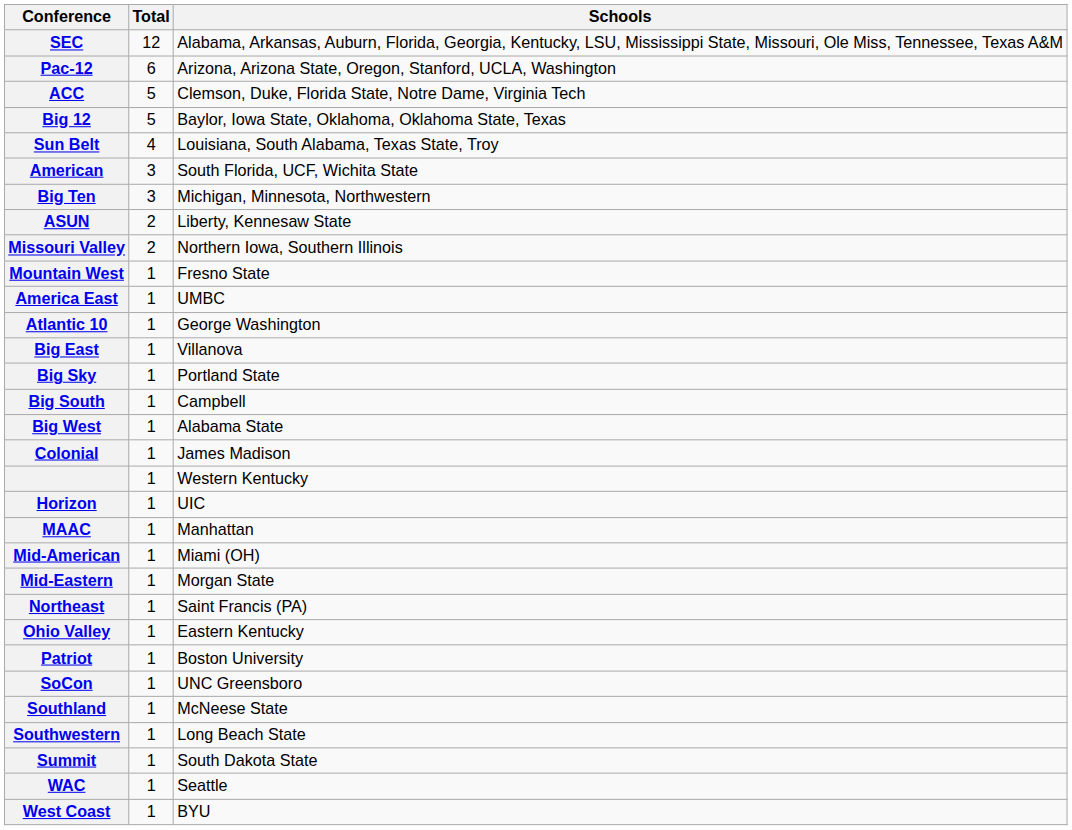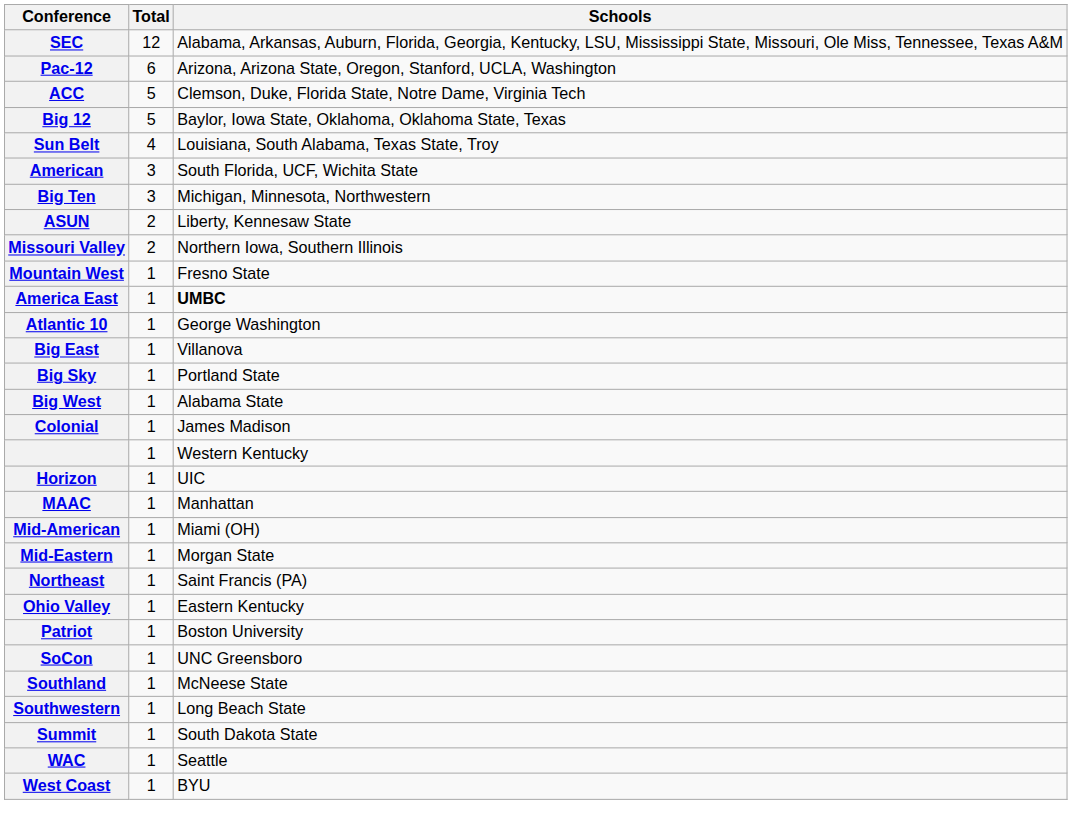(201, 299) normal -> (202, 299) bold
- row: (67, 401)
